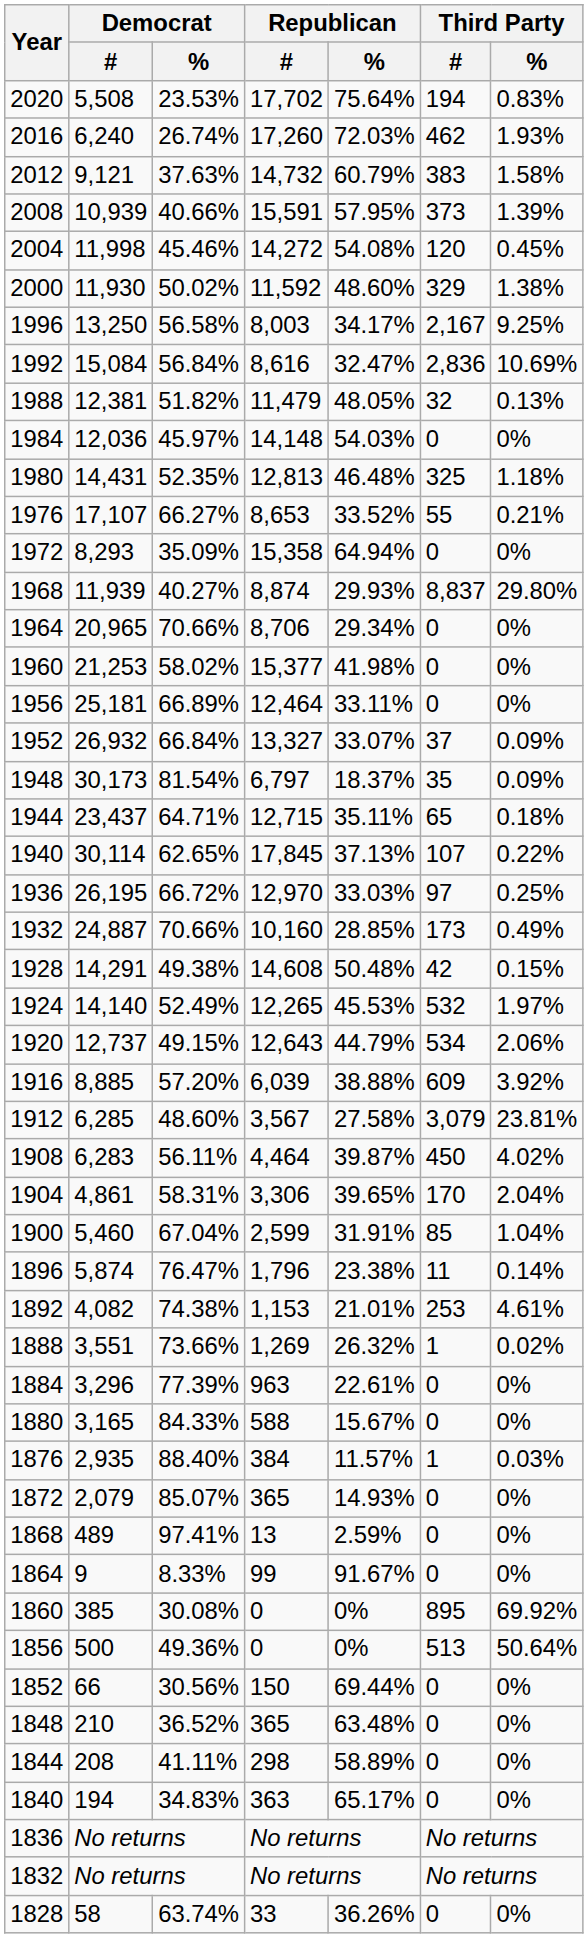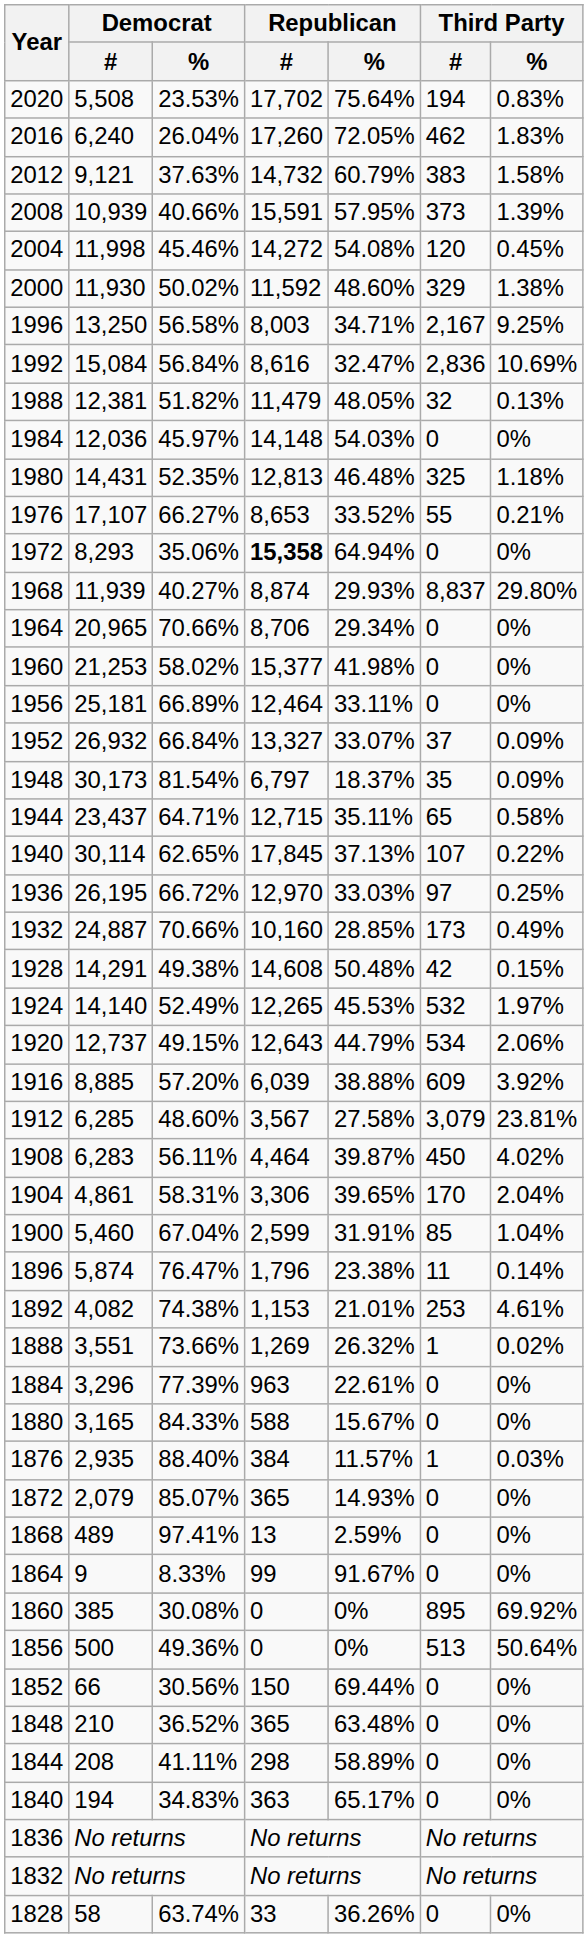(199, 136) 26.74% -> (199, 136) 26.04%
(374, 136) 72.03% -> (374, 136) 72.05%
(530, 136) 1.93% -> (530, 136) 1.83%
(374, 325) 34.17% -> (374, 325) 34.71%
(199, 552) 35.09% -> (199, 552) 35.06%
(286, 552) normal -> (286, 552) bold
(530, 817) 0.18% -> (530, 817) 0.58%
